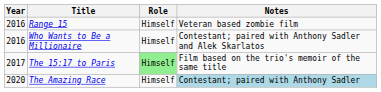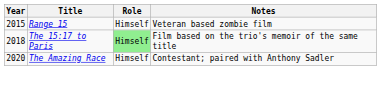(16, 24) 2016 -> (16, 24) 2015
- row: (70, 41)
(16, 63) 2017 -> (16, 41) 2018
(269, 81) lightblue background -> (243, 59) no background
